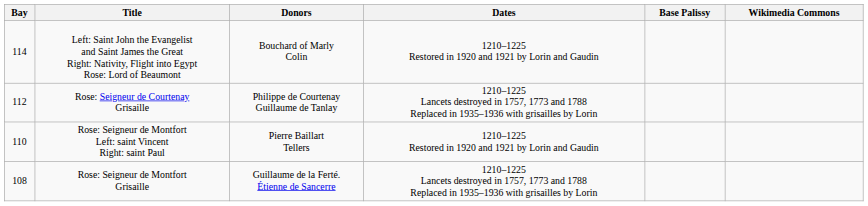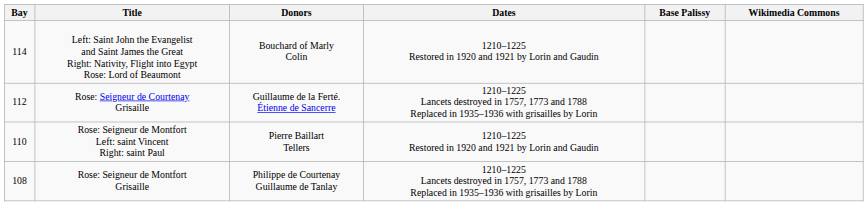(296, 103) Philippe de Courtenay Guillaume de Tanlay -> (296, 103) Guillaume de la Ferté. Étienne de Sancerre
(296, 181) Guillaume de la Ferté. Étienne de Sancerre -> (296, 181) Philippe de Courtenay Guillaume de Tanlay
